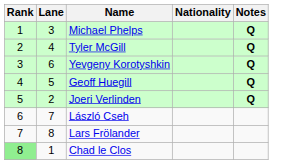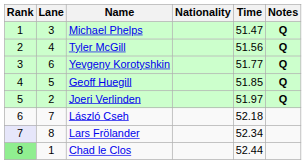+ column: (249, 13)
(20, 133) no background -> (20, 133) lavender background
